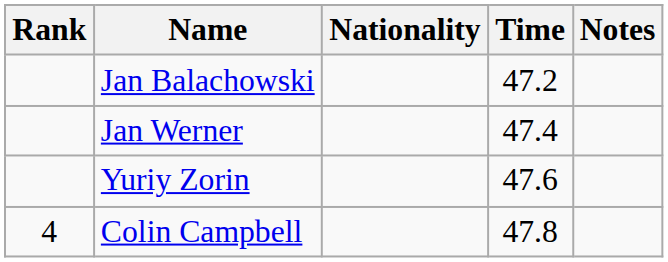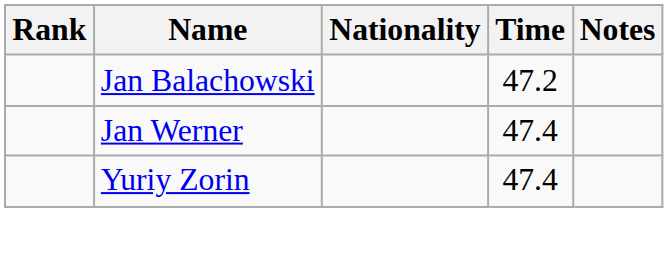(530, 180) 47.6 -> (530, 180) 47.4
- row: (202, 230)
